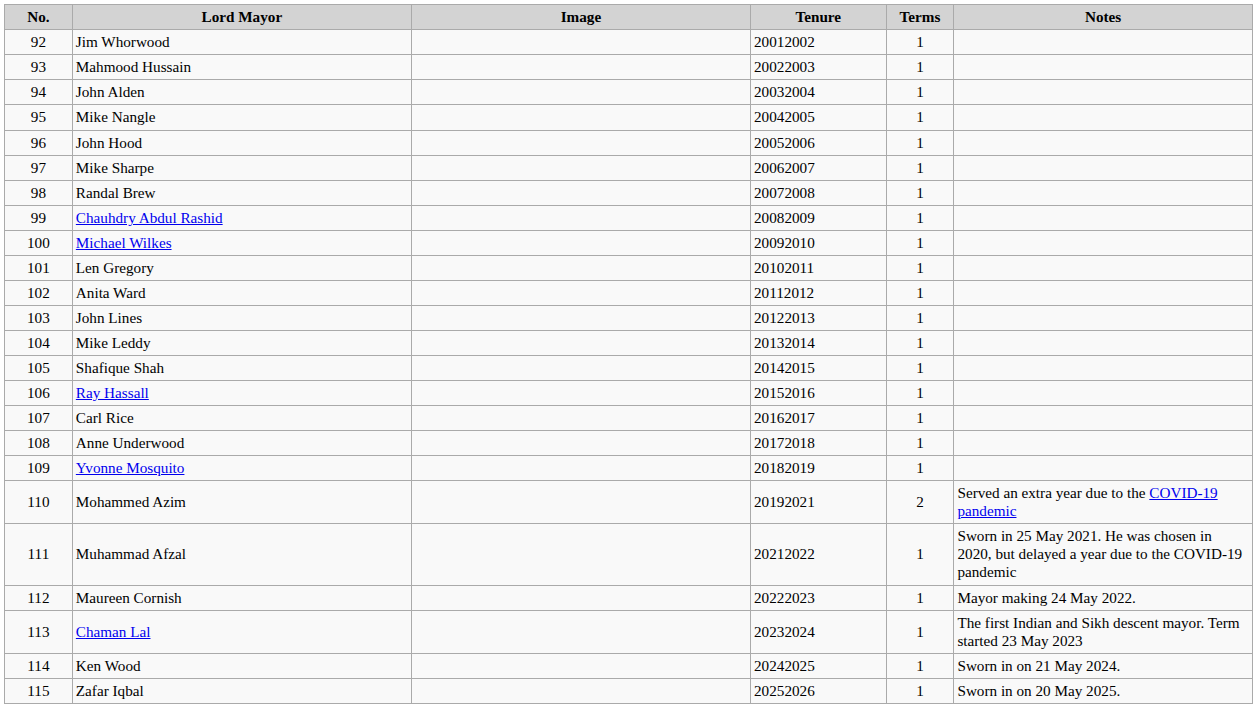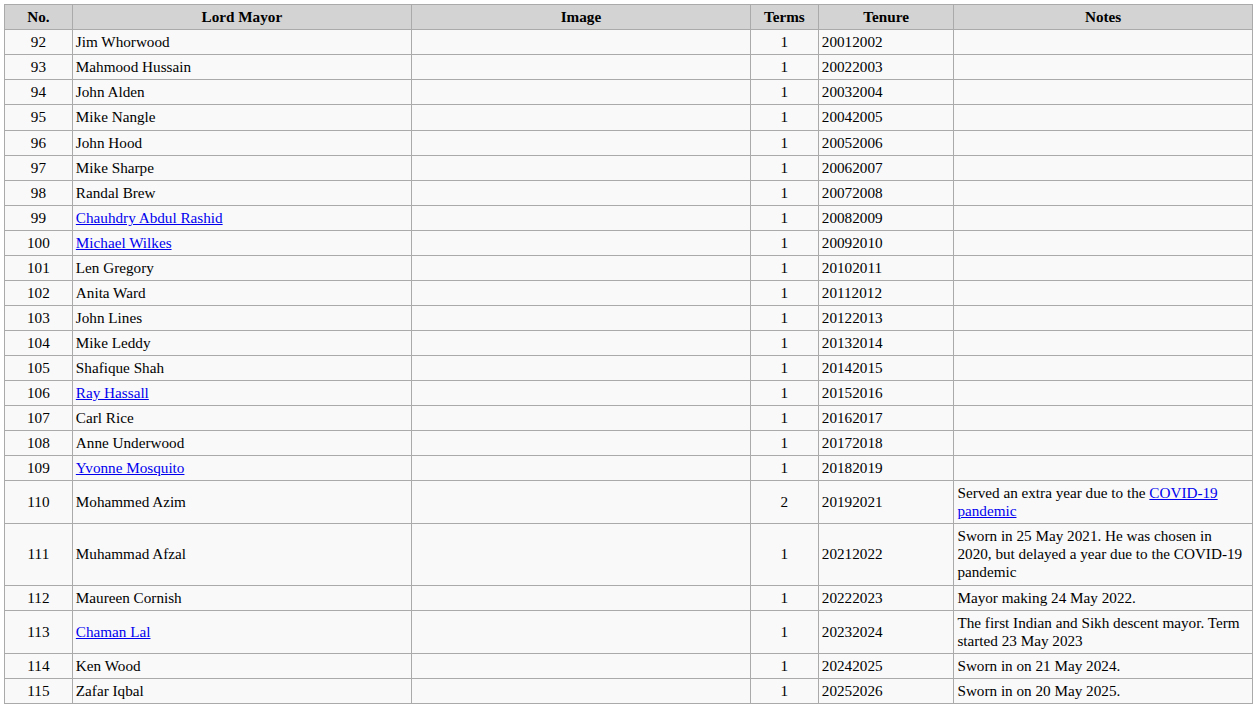columns swapped: (818, 17) <-> (920, 17)
